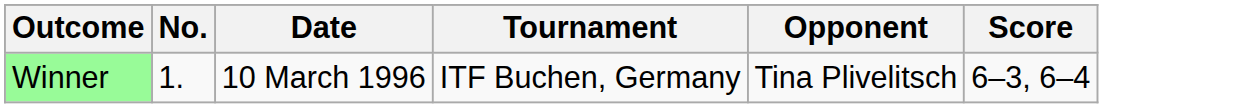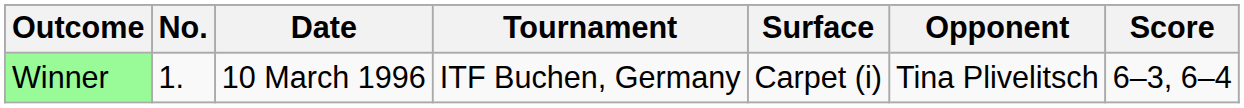+ column: (818, 28)
